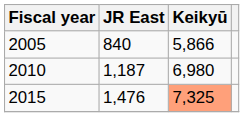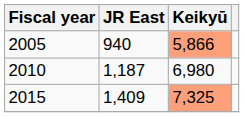(117, 44) 840 -> (117, 44) 940
(193, 44) no background -> (193, 44) lightsalmon background
(124, 97) 1,476 -> (124, 97) 1,409
